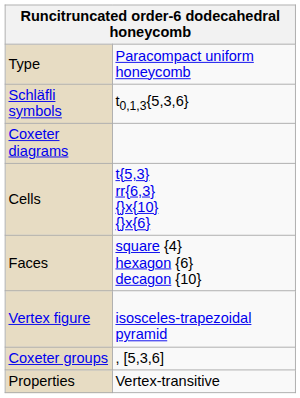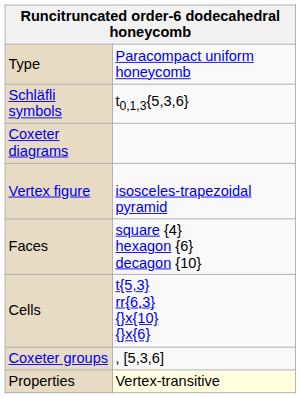rows swapped: (25, 199) <-> (49, 318)
(168, 381) no background -> (168, 381) lightyellow background
